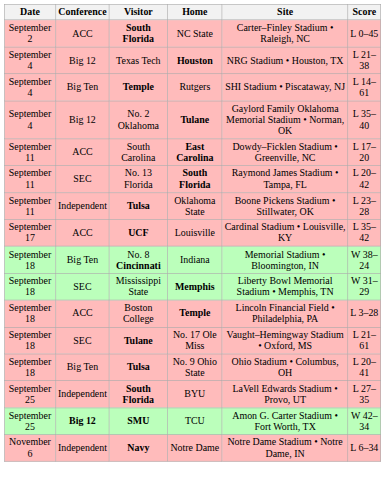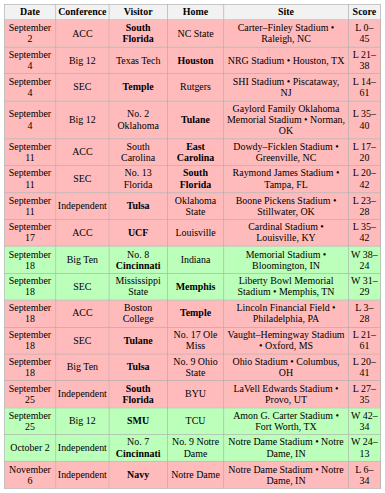(82, 87) Big Ten -> (82, 87) SEC
(82, 421) bold -> (82, 421) normal
+ row: (196, 448)
